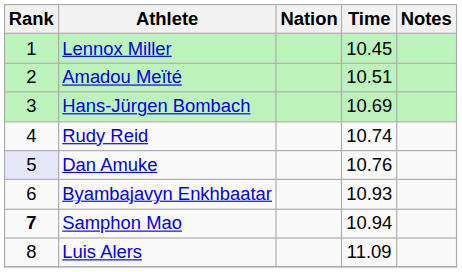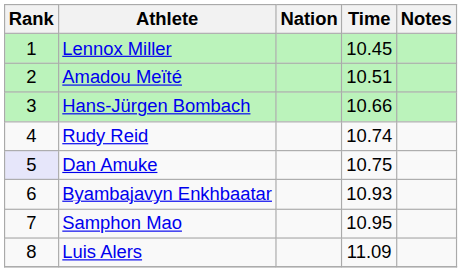(369, 106) 10.69 -> (369, 106) 10.66
(369, 164) 10.76 -> (369, 164) 10.75
(31, 223) bold -> (31, 223) normal
(369, 223) 10.94 -> (369, 223) 10.95
